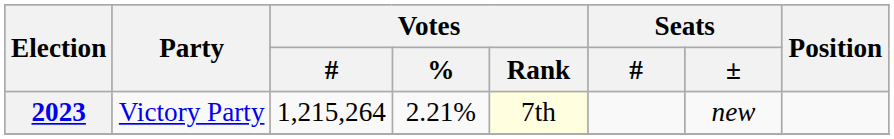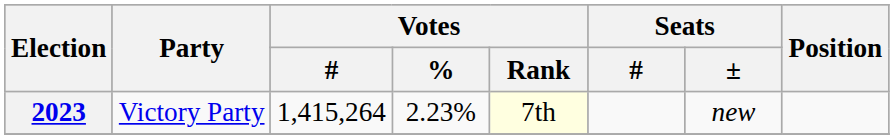(331, 112) 1,215,264 -> (331, 112) 1,415,264
(441, 112) 2.21% -> (441, 112) 2.23%
